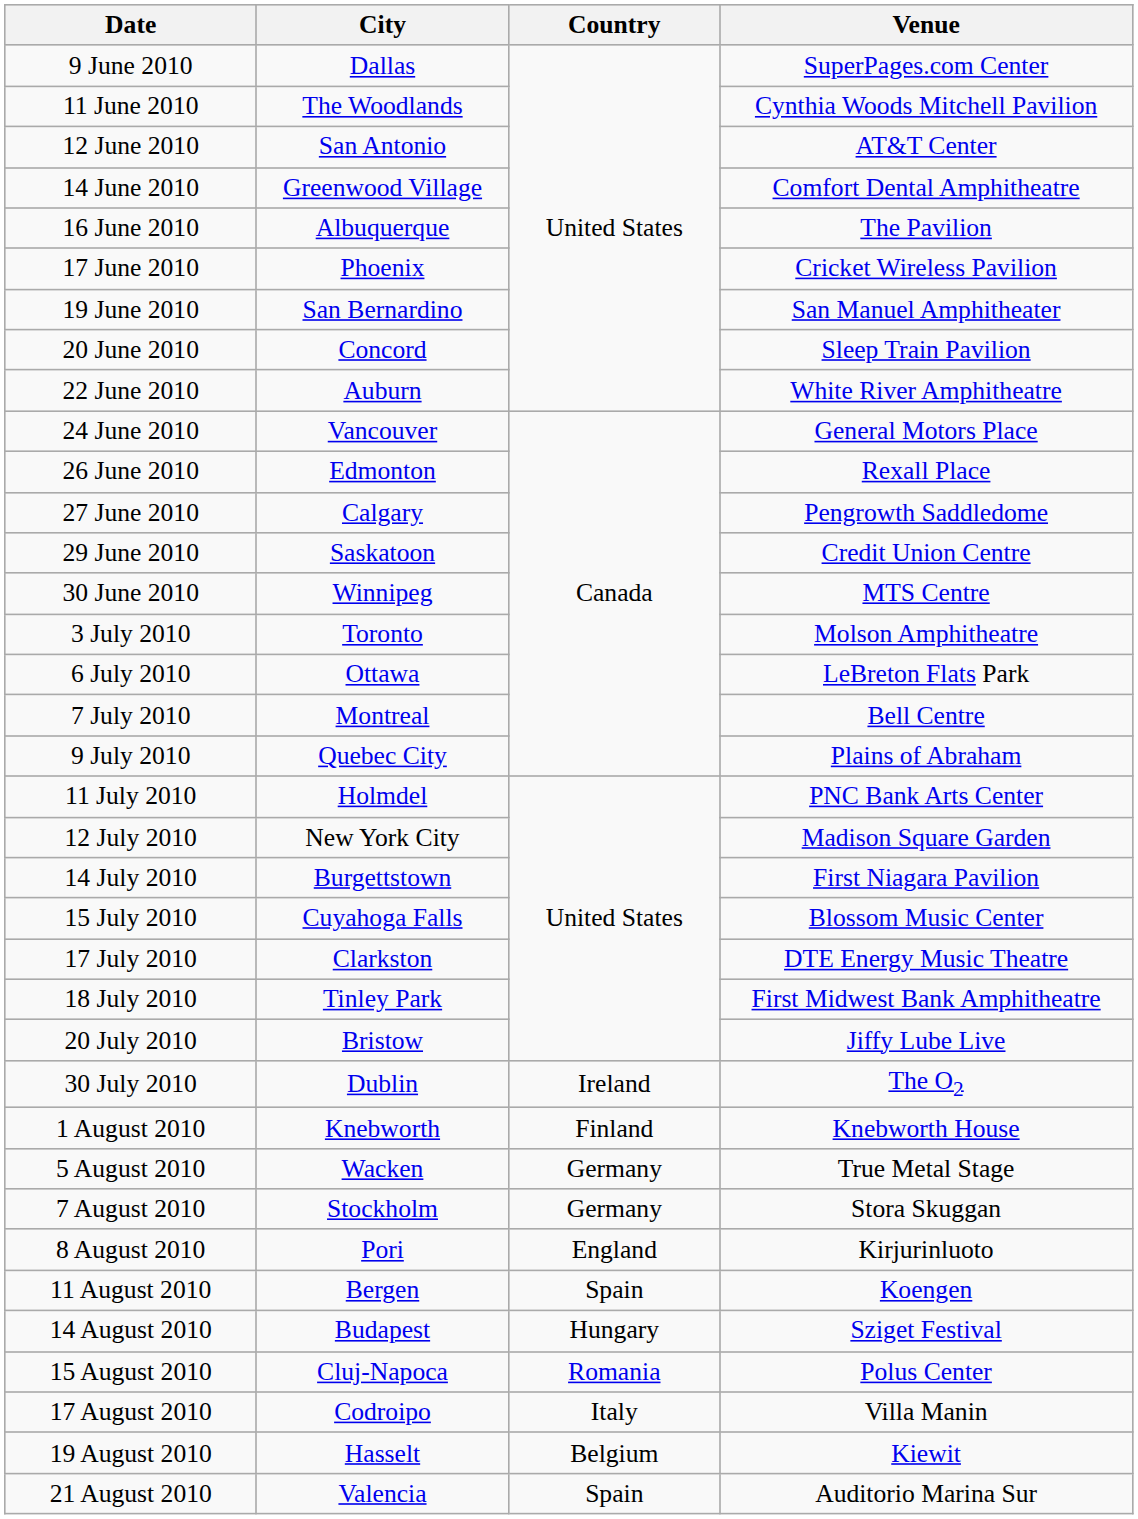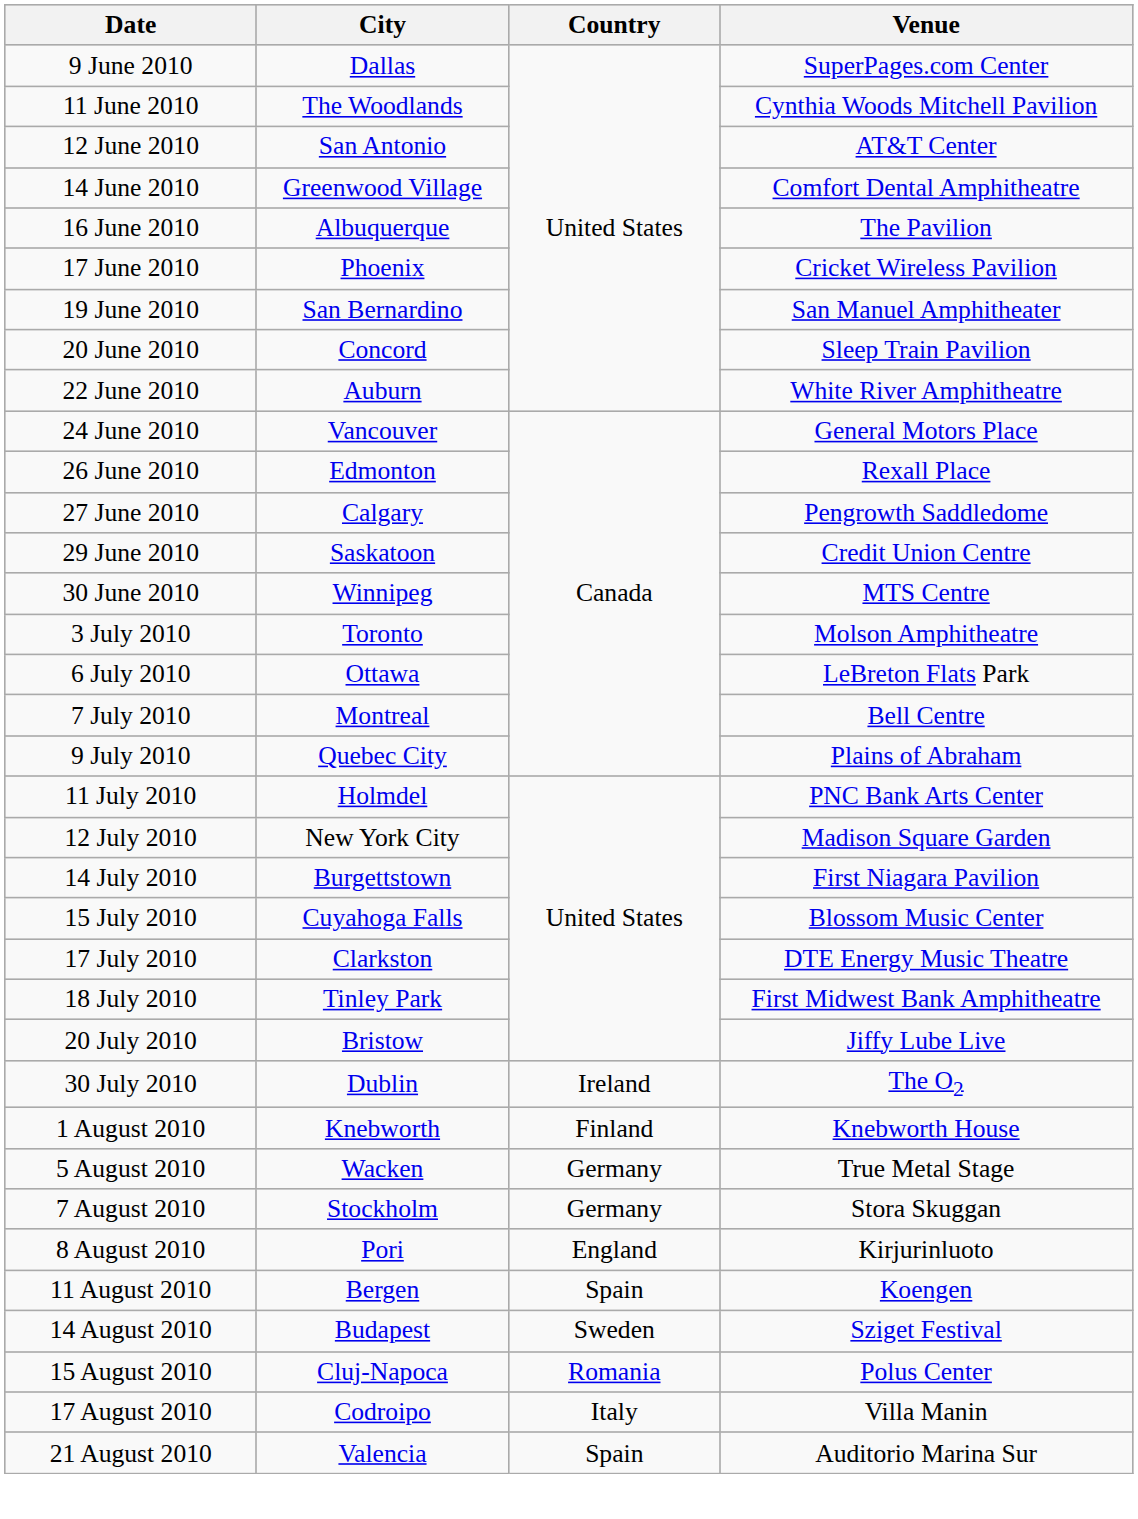(614, 1330) Hungary -> (614, 1330) Sweden
- row: (131, 1452)
